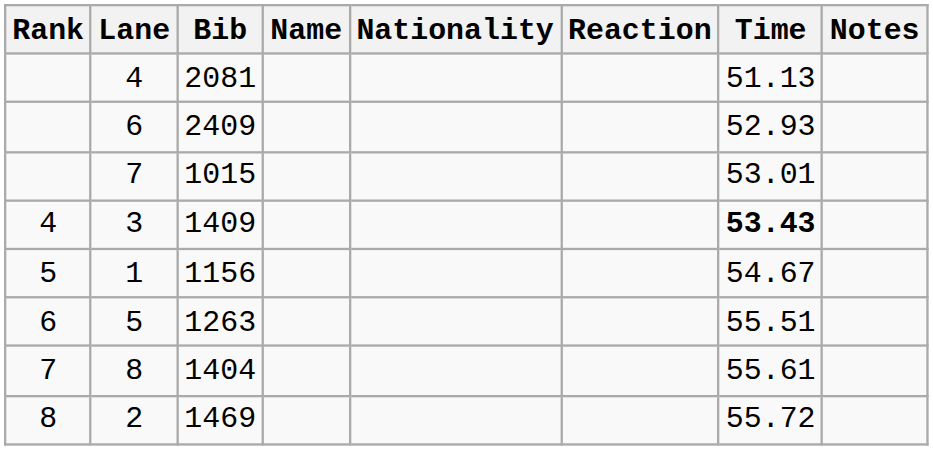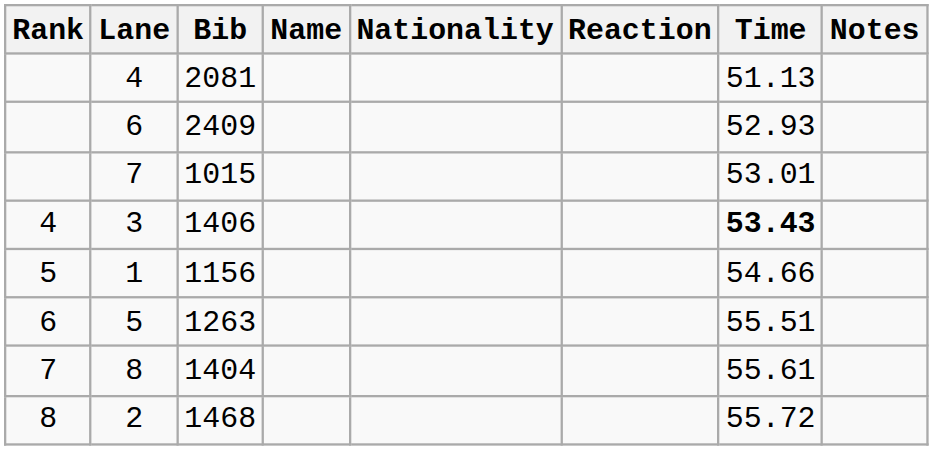(220, 224) 1409 -> (220, 224) 1406
(771, 273) 54.67 -> (771, 273) 54.66
(220, 419) 1469 -> (220, 419) 1468
